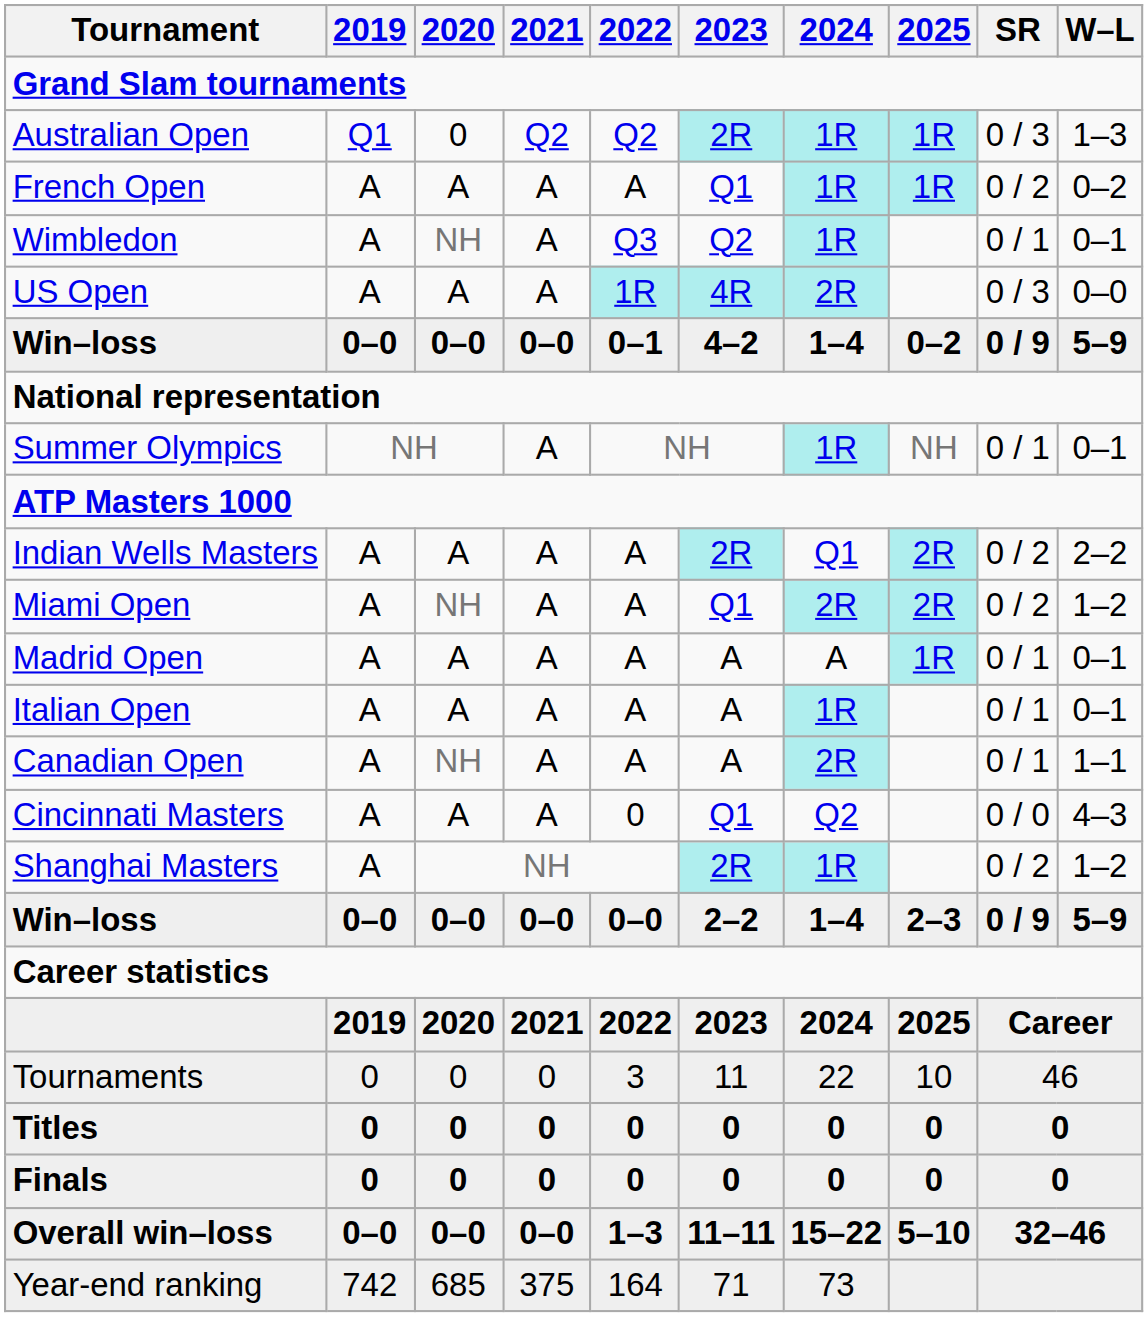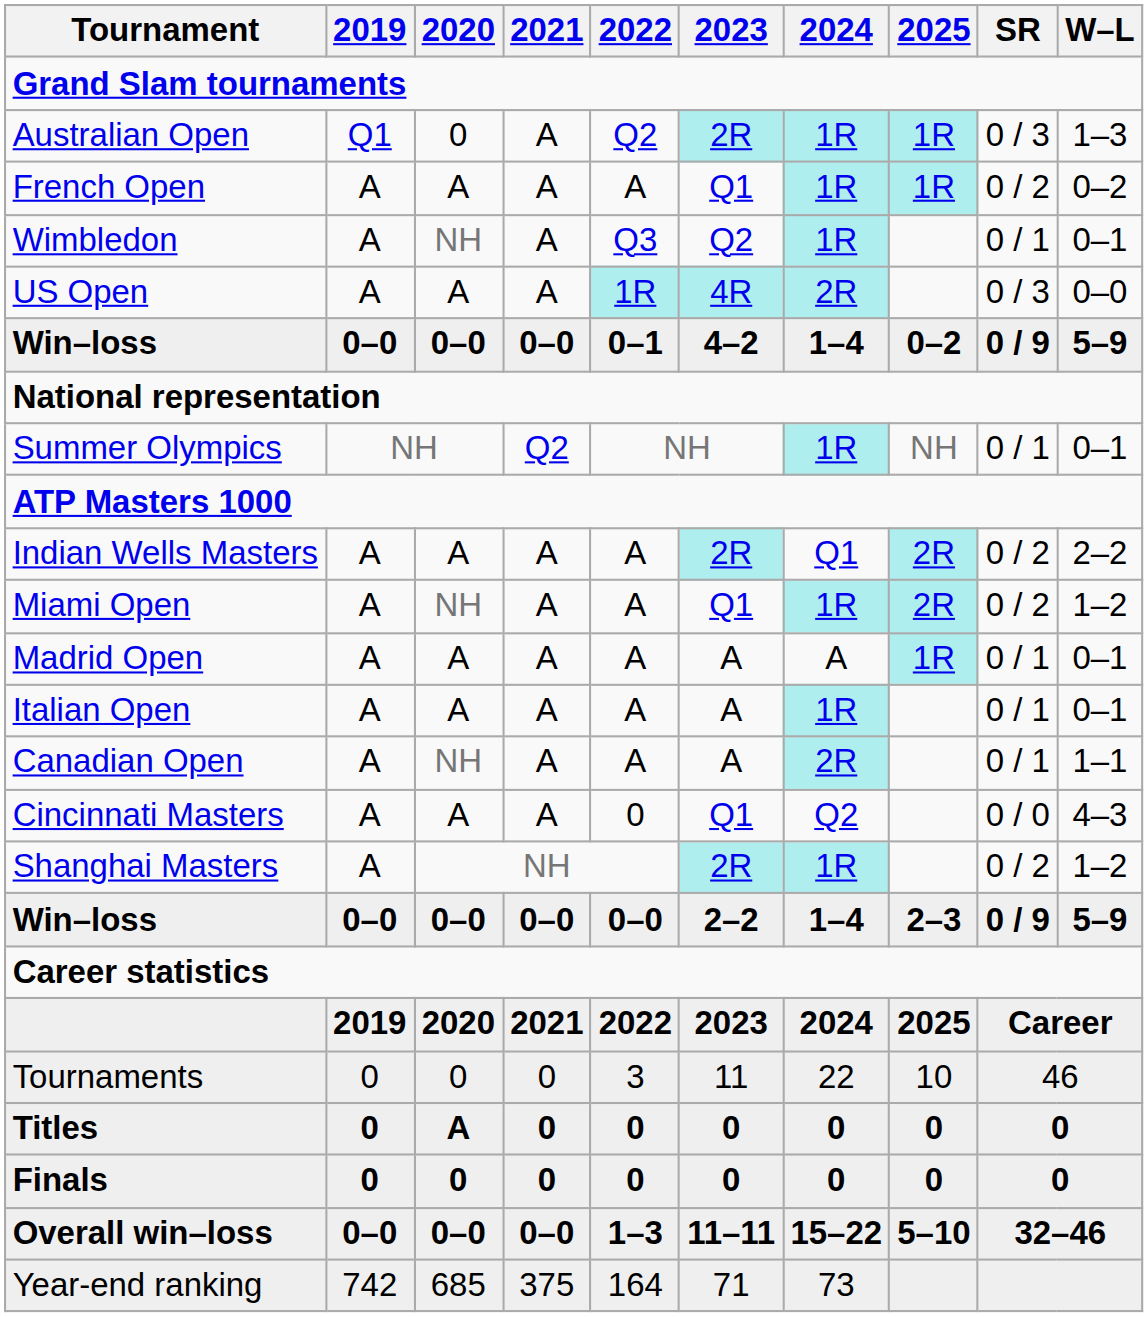(547, 135) Q2 -> (547, 135) A
(547, 448) A -> (547, 448) Q2
(836, 605) 2R -> (836, 605) 1R
(458, 1128) 0 -> (458, 1128) A
